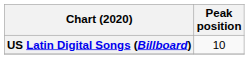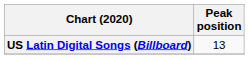(219, 44) 10 -> (219, 44) 13
